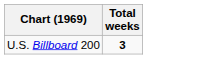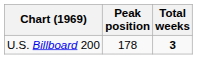+ column: (128, 20)
